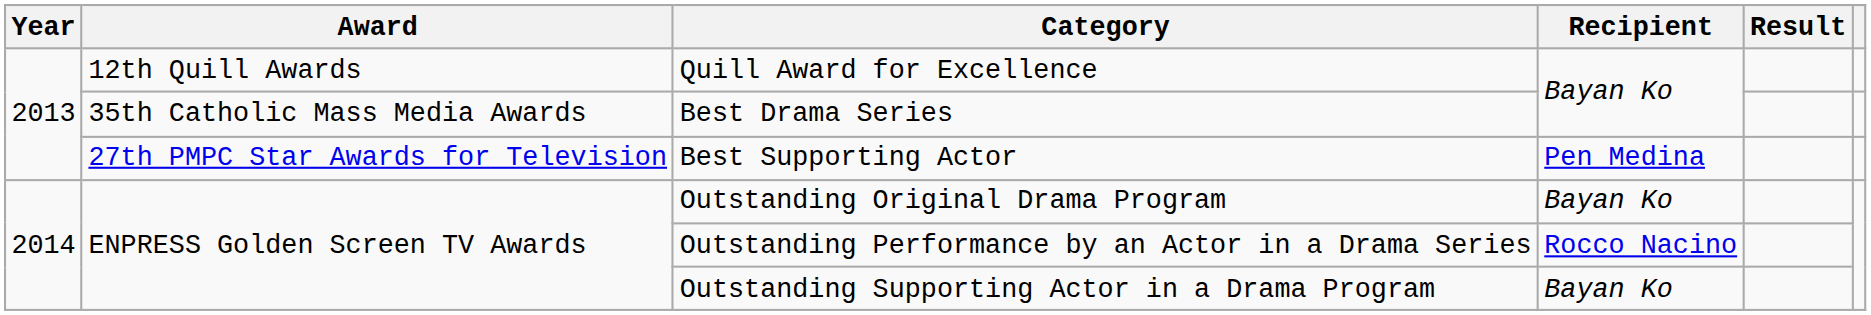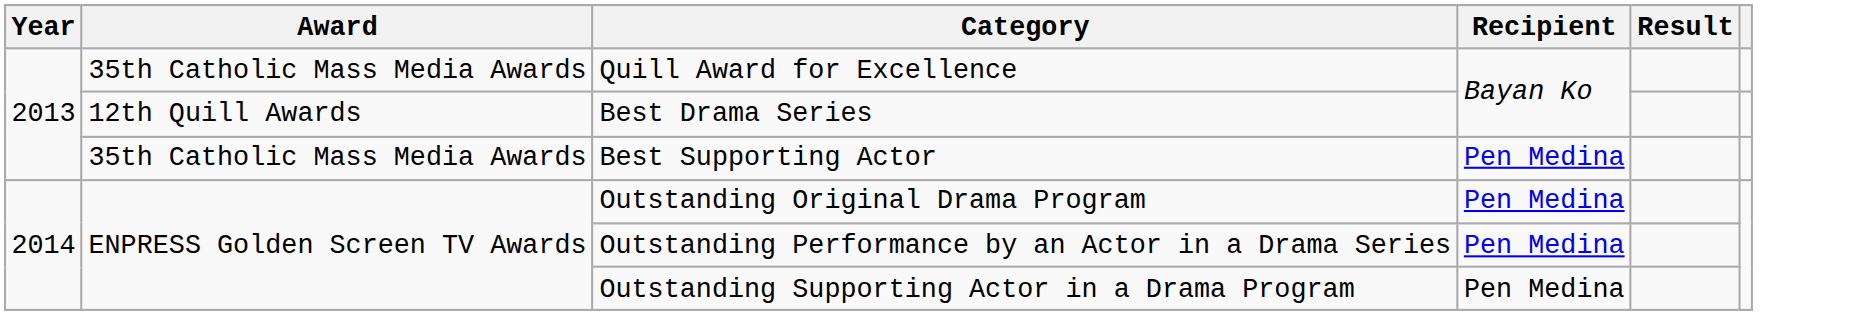(225, 70) 12th Quill Awards -> (338, 70) 35th Catholic Mass Media Awards
(338, 114) 35th Catholic Mass Media Awards -> (225, 114) 12th Quill Awards
(378, 158) 27th PMPC Star Awards for Television -> (338, 158) 35th Catholic Mass Media Awards
(1609, 201) Bayan Ko -> (1544, 201) Pen Medina
(1641, 245) Rocco Nacino -> (1544, 245) Pen Medina
(1609, 289) Bayan Ko -> (1544, 289) Pen Medina
